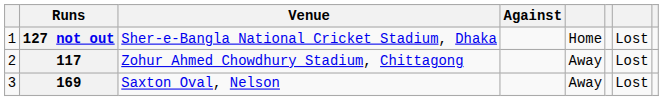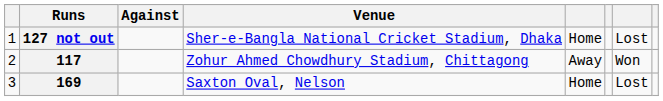columns swapped: (533, 16) <-> (309, 16)
(632, 61) Lost -> (628, 61) Won
(585, 84) Away -> (585, 84) Home
